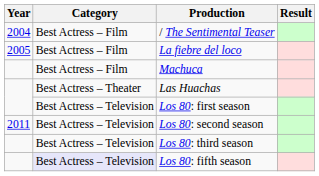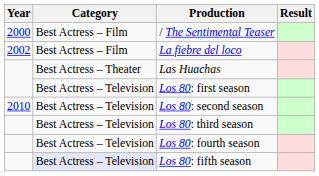(19, 32) 2004 -> (19, 32) 2000
(19, 50) 2005 -> (19, 50) 2002
- row: (181, 69)
(19, 124) 2011 -> (19, 106) 2010
+ row: (209, 143)
